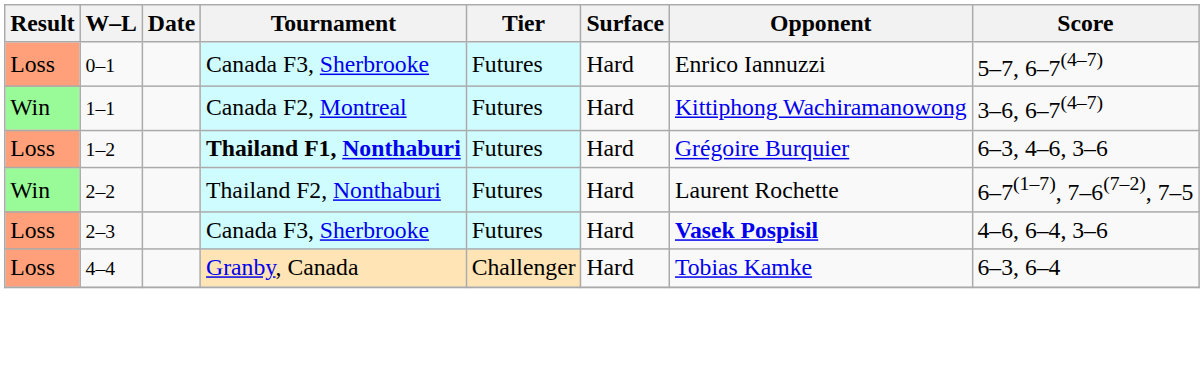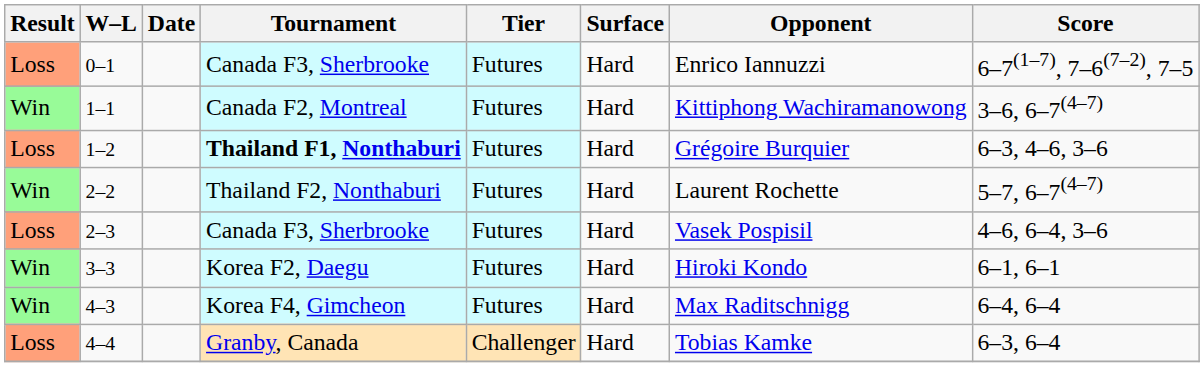(1040, 64) 5–7, 6–7(4–7) -> (1085, 64) 6–7(1–7), 7–6(7–2), 7–5
(1085, 189) 6–7(1–7), 7–6(7–2), 7–5 -> (1040, 189) 5–7, 6–7(4–7)
(747, 230) bold -> (744, 230) normal
+ row: (100, 269)
+ row: (100, 306)
